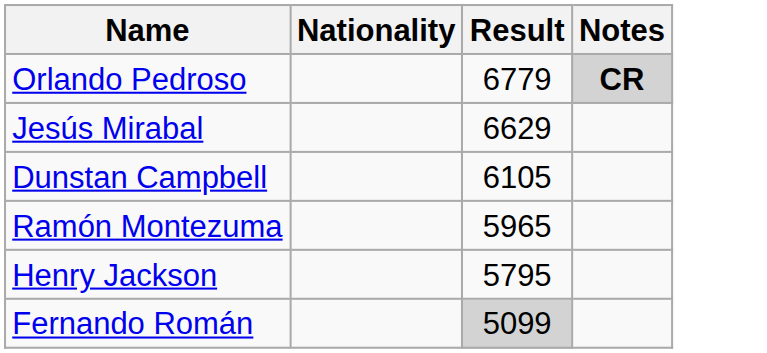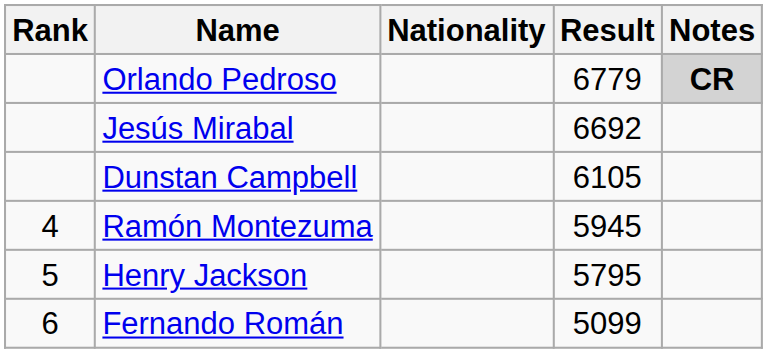+ column: (50, 30)
(517, 128) 6629 -> (607, 128) 6692
(517, 226) 5965 -> (607, 226) 5945
(517, 324) lightgrey background -> (607, 324) no background
